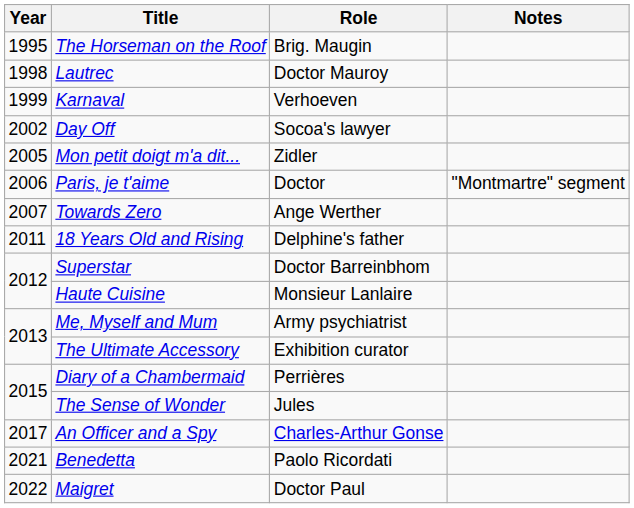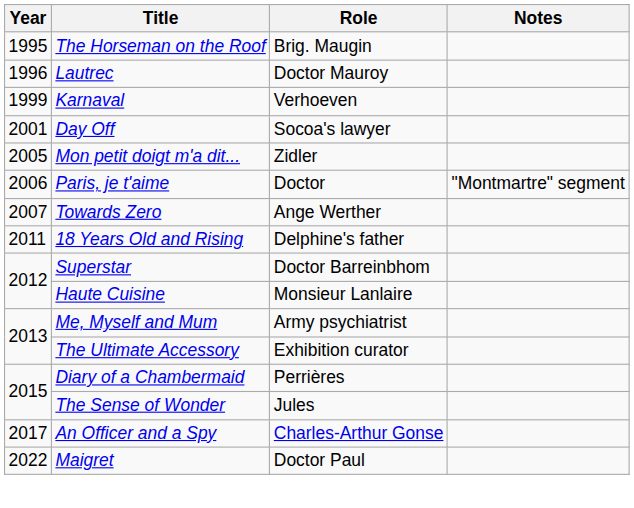(28, 73) 1998 -> (28, 73) 1996
(28, 128) 2002 -> (28, 128) 2001
- row: (95, 460)
